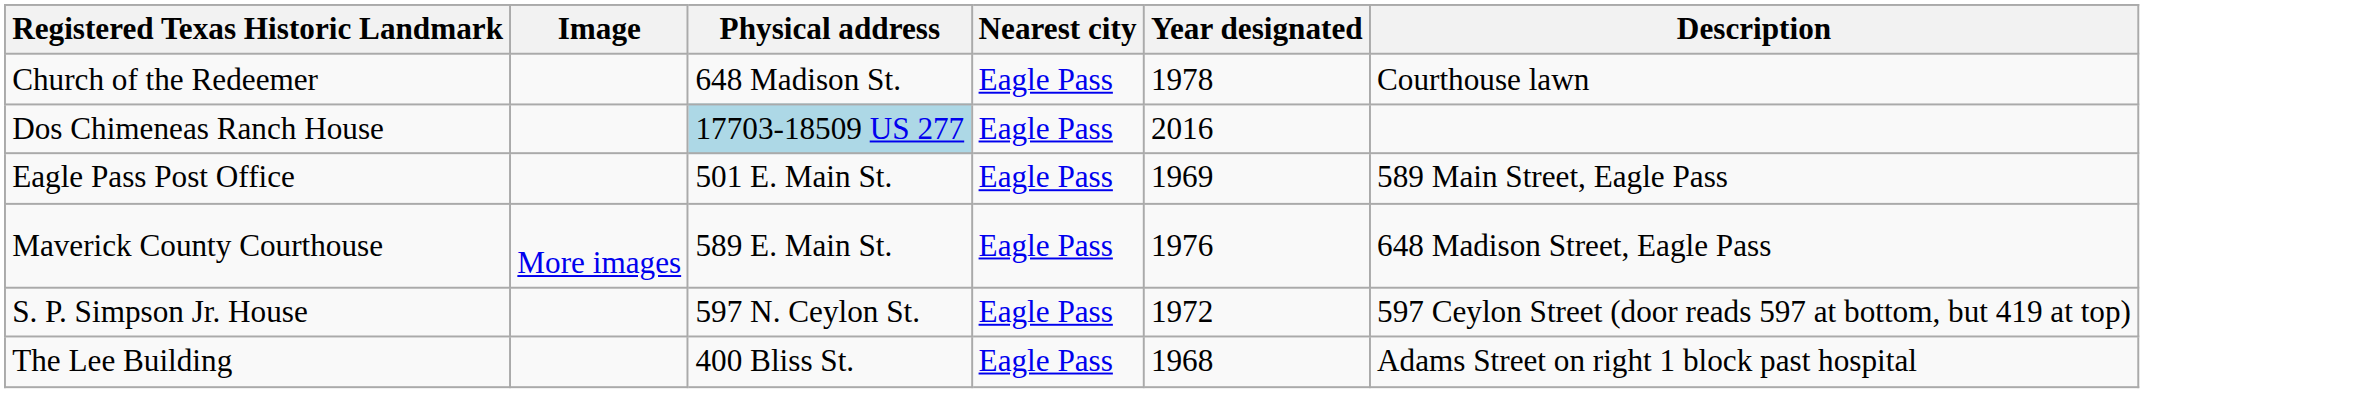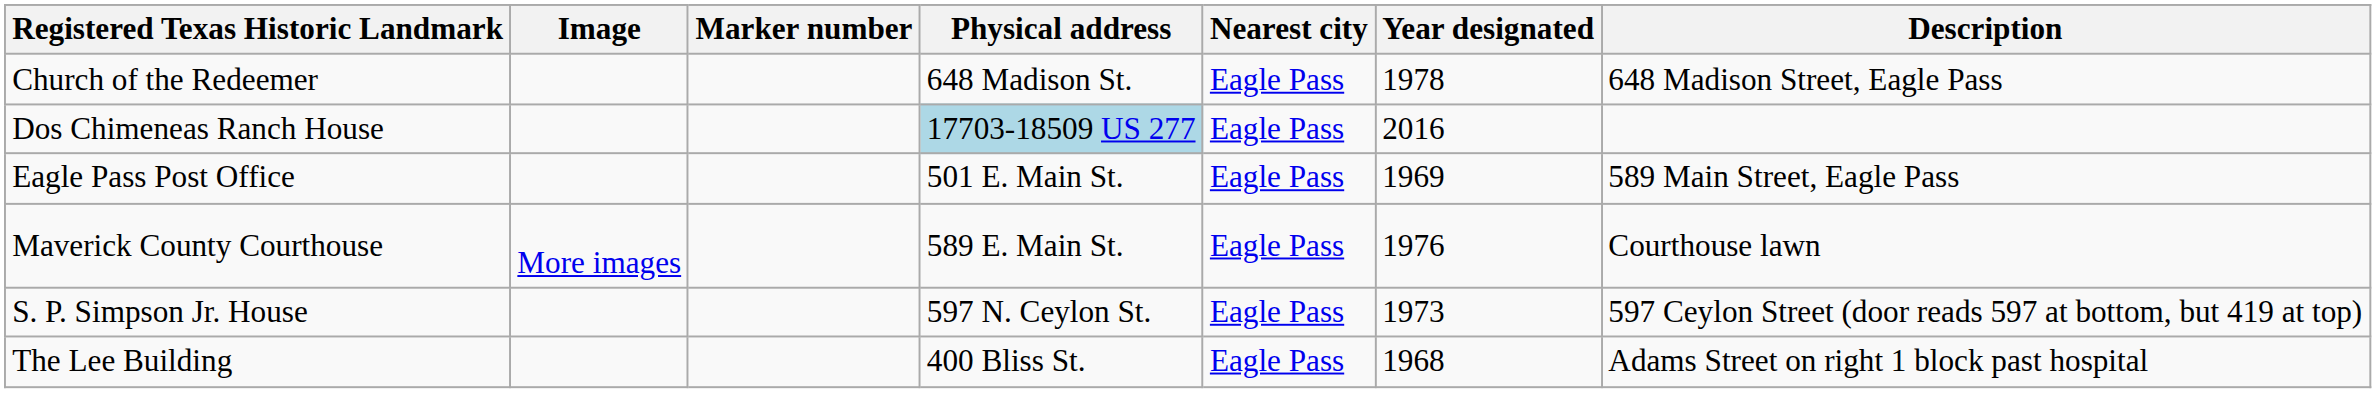+ column: (804, 29)
(1483, 78) Courthouse lawn -> (1806, 78) 648 Madison Street, Eagle Pass
(1574, 244) 648 Madison Street, Eagle Pass -> (1715, 244) Courthouse lawn
(1182, 311) 1972 -> (1413, 311) 1973
